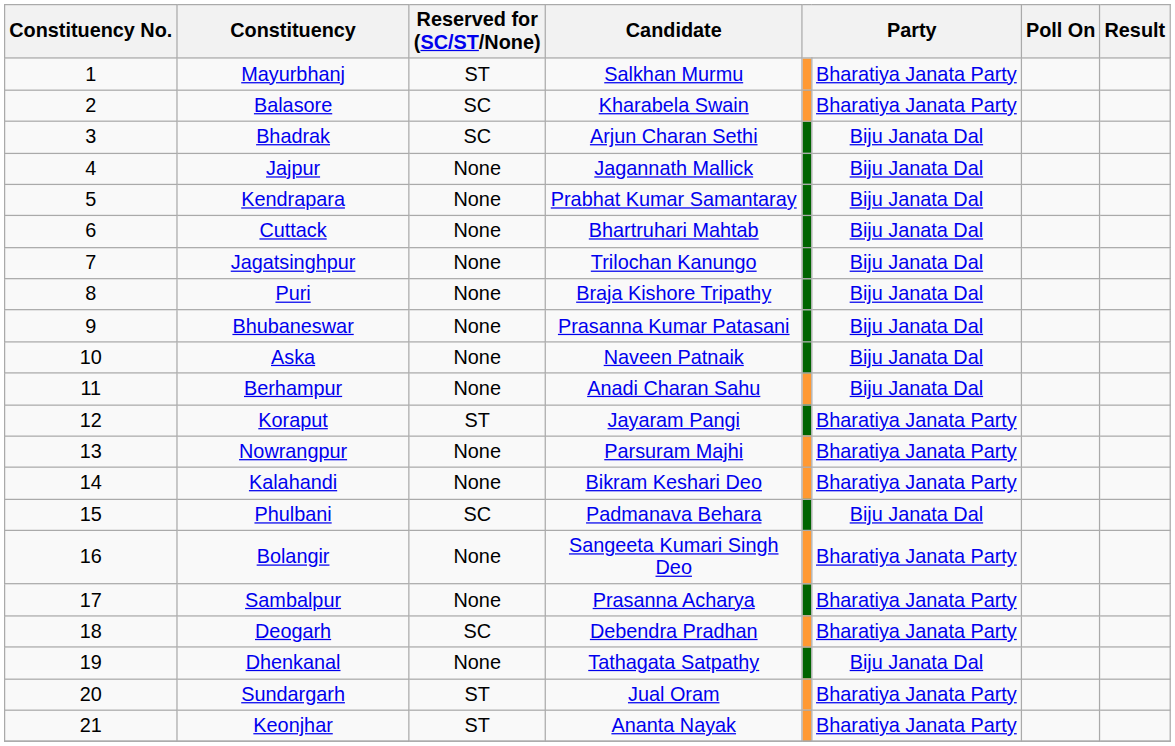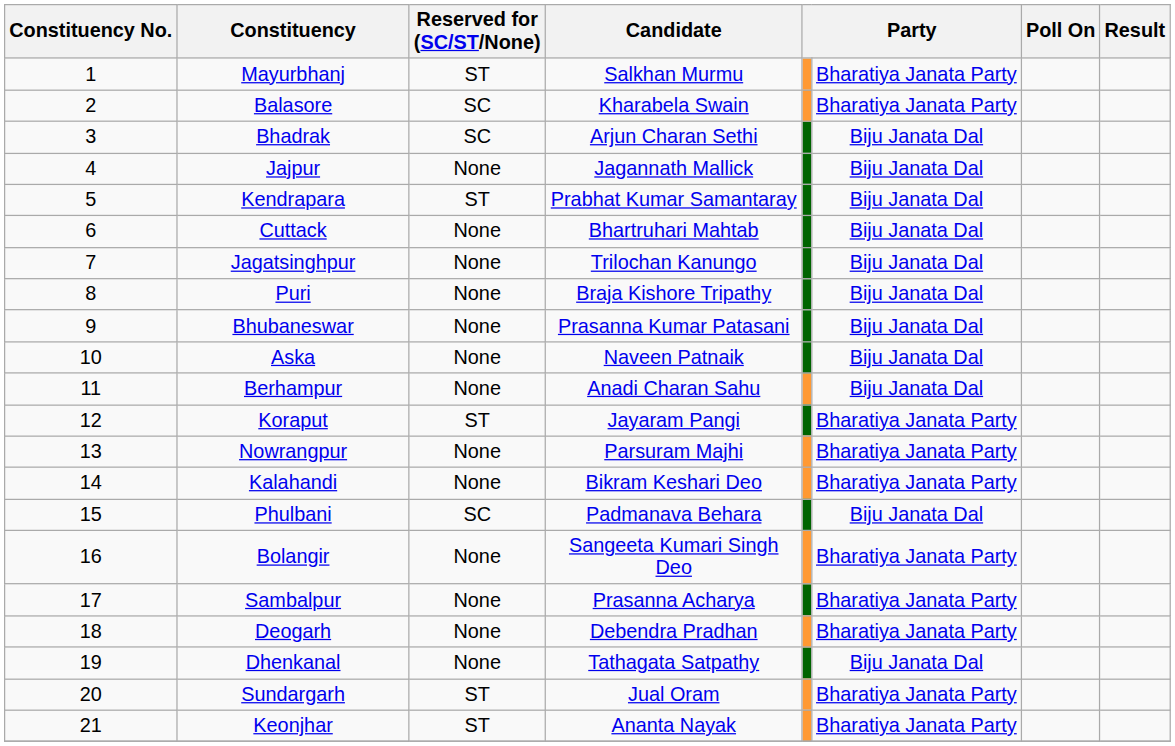(477, 199) None -> (477, 199) ST
(477, 631) SC -> (477, 631) None
